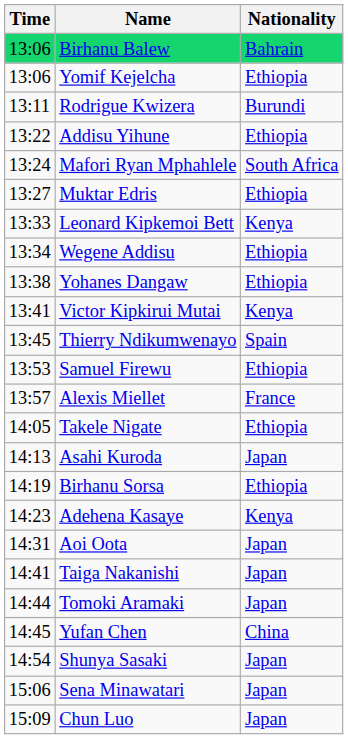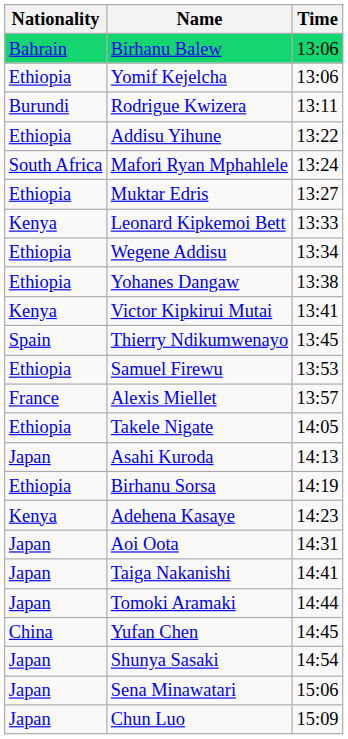columns swapped: (30, 19) <-> (292, 19)
